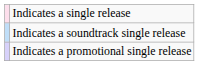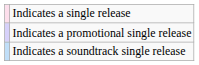rows swapped: (102, 51) <-> (99, 32)
